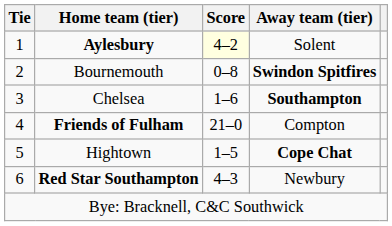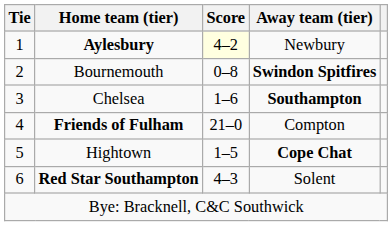(315, 44) Solent -> (315, 44) Newbury
(315, 179) Newbury -> (315, 179) Solent
